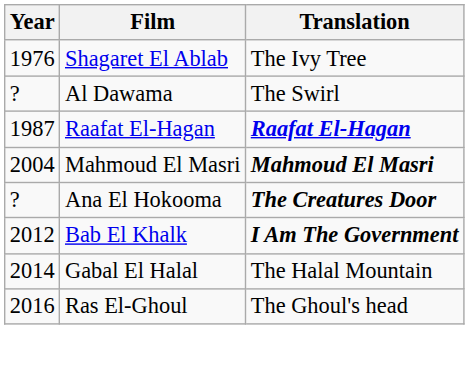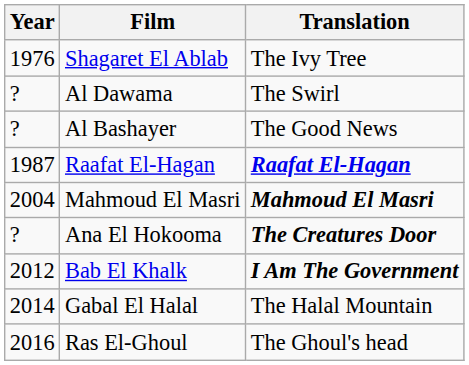+ row: (121, 128)
